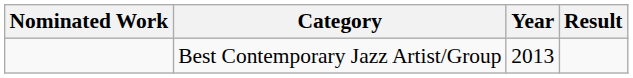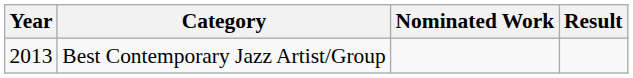columns swapped: (533, 21) <-> (89, 21)
